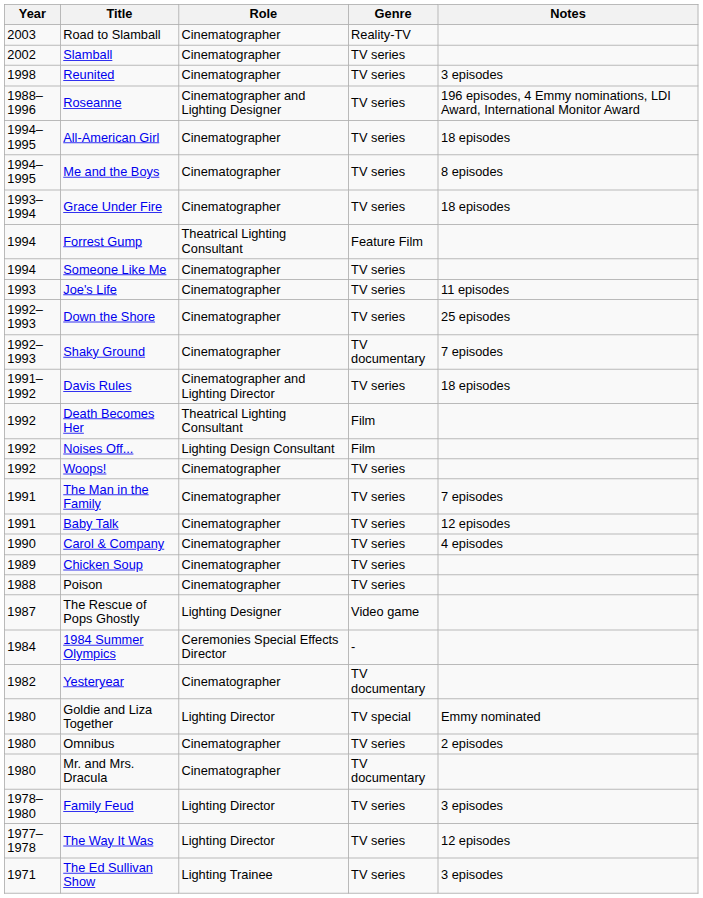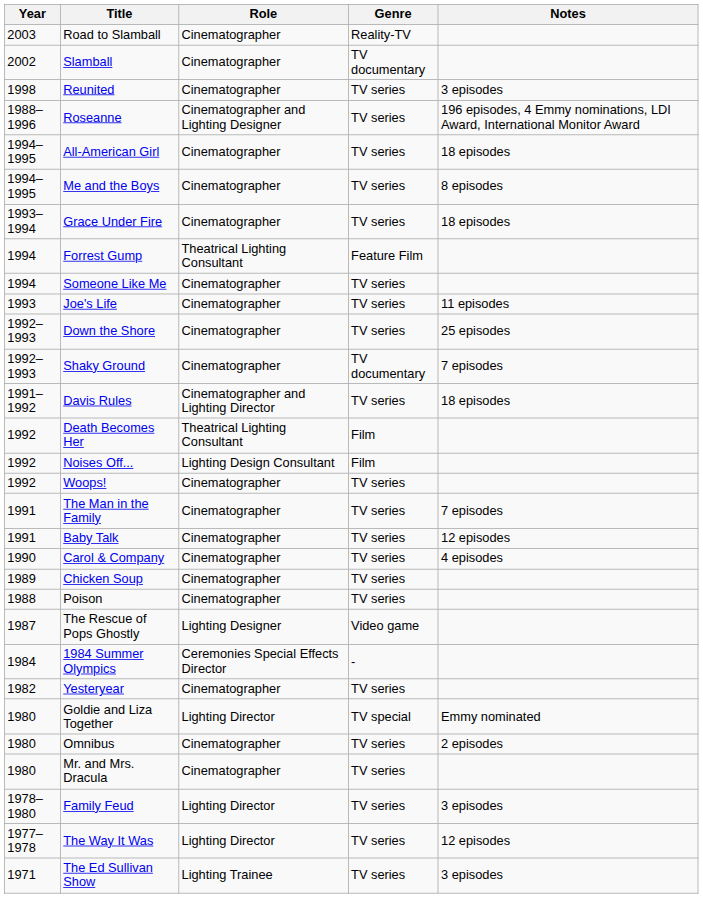(378, 55) TV series -> (388, 62) TV documentary
(388, 681) TV documentary -> (378, 689) TV series
(388, 771) TV documentary -> (378, 771) TV series
